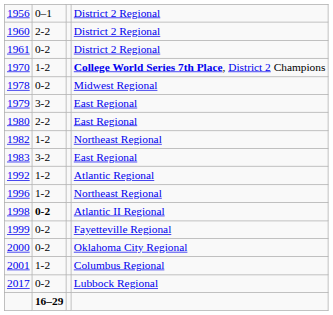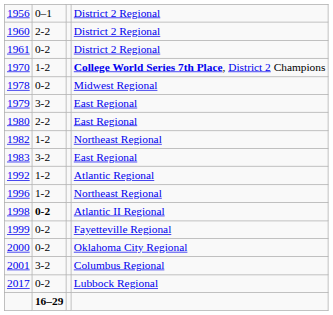(43, 265) 1-2 -> (43, 265) 3-2
